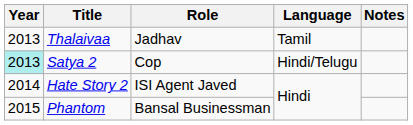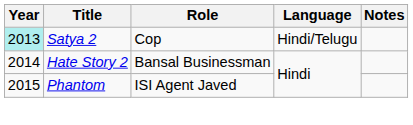- row: (78, 39)
(186, 85) ISI Agent Javed -> (203, 62) Bansal Businessman
(203, 108) Bansal Businessman -> (186, 85) ISI Agent Javed
